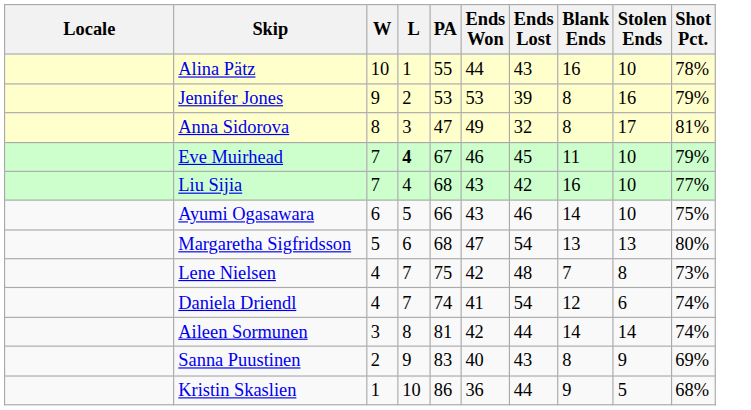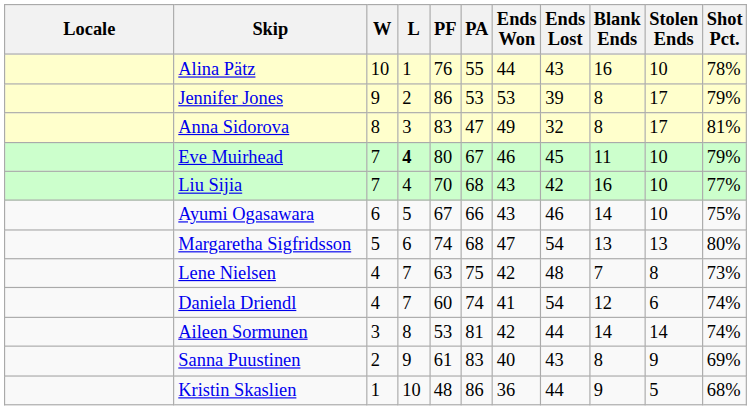+ column: (445, 29)
(627, 98) 16 -> (658, 98) 17
